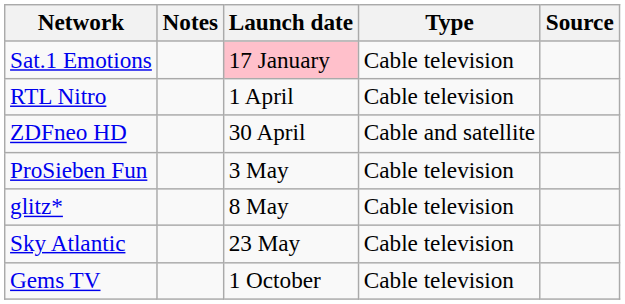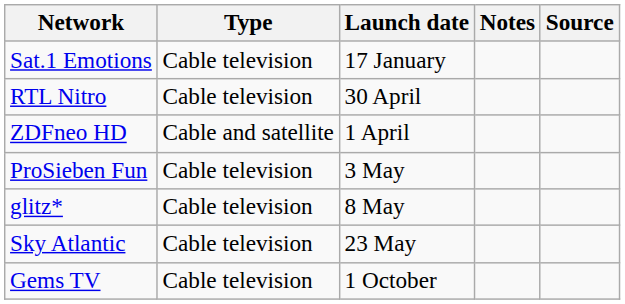columns swapped: (449, 22) <-> (190, 22)
(279, 59) pink background -> (395, 59) no background
(261, 96) 1 April -> (383, 96) 30 April
(267, 133) 30 April -> (377, 133) 1 April
